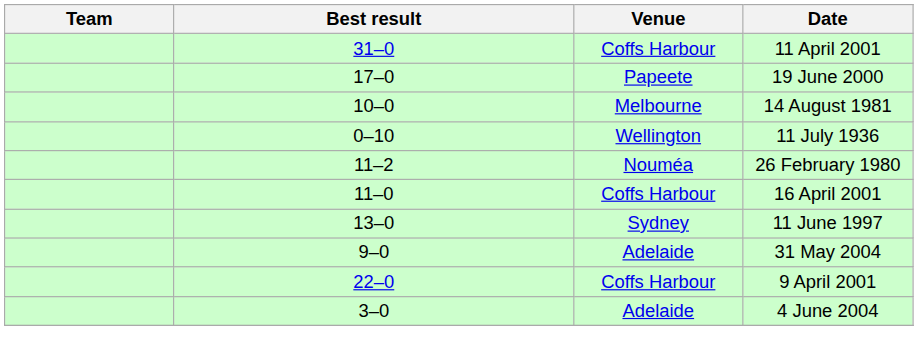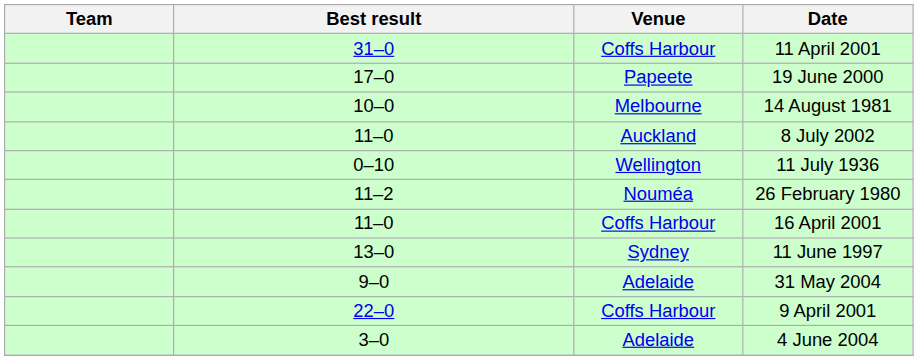+ row: (828, 135)
